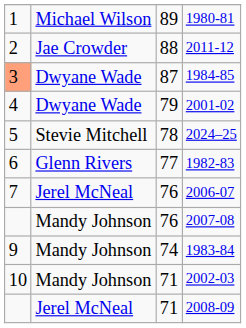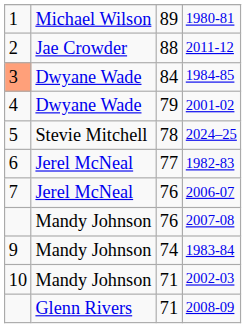(169, 76) 87 -> (169, 76) 84
(84, 163) Glenn Rivers -> (84, 163) Jerel McNeal
(84, 308) Jerel McNeal -> (84, 308) Glenn Rivers
